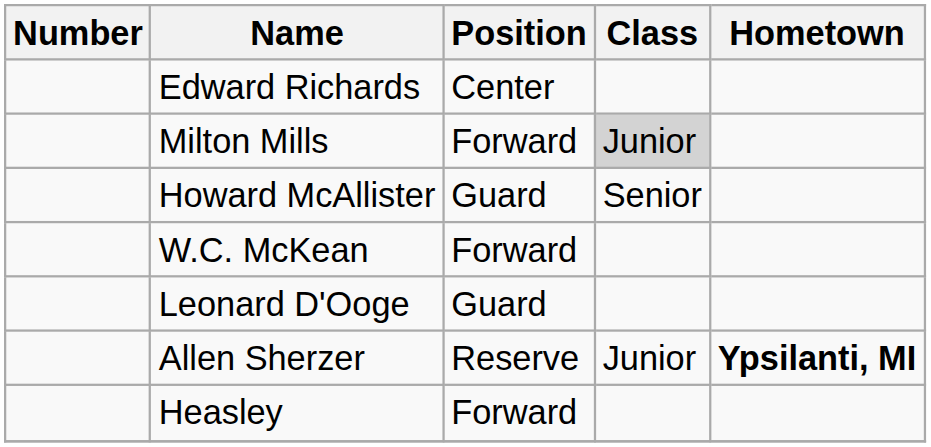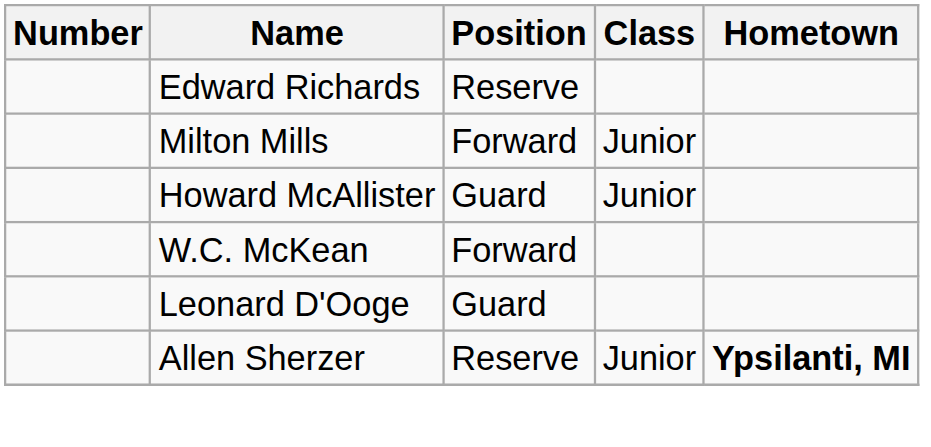(503, 87) Center -> (515, 87) Reserve
(649, 141) lightgrey background -> (649, 141) no background
(652, 196) Senior -> (649, 196) Junior
- row: (221, 413)
